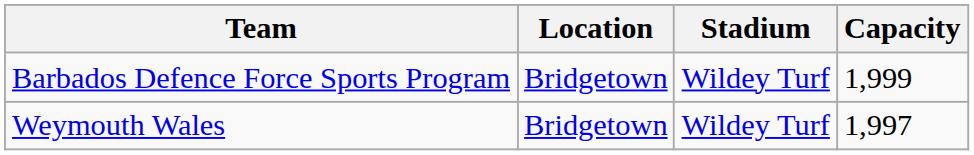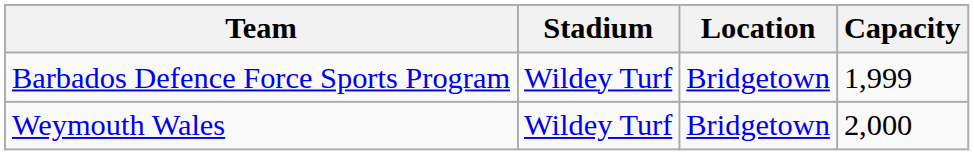columns swapped: (596, 28) <-> (756, 28)
(878, 125) 1,997 -> (878, 125) 2,000
